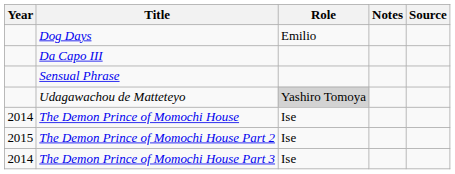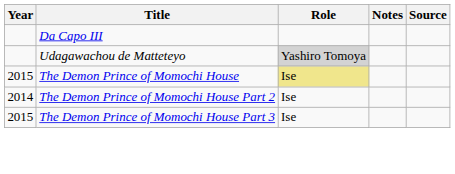- row: (65, 35)
- row: (79, 76)
(20, 117) 2014 -> (20, 76) 2015
(289, 117) no background -> (289, 76) khaki background
(20, 138) 2015 -> (20, 96) 2014
(20, 158) 2014 -> (20, 117) 2015
